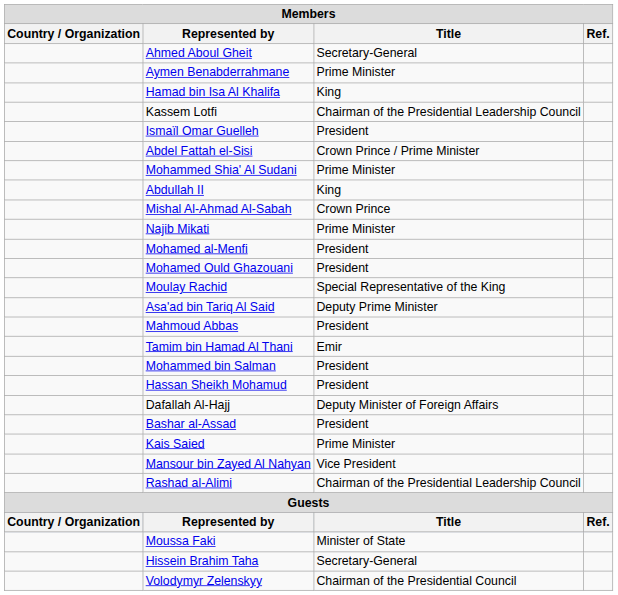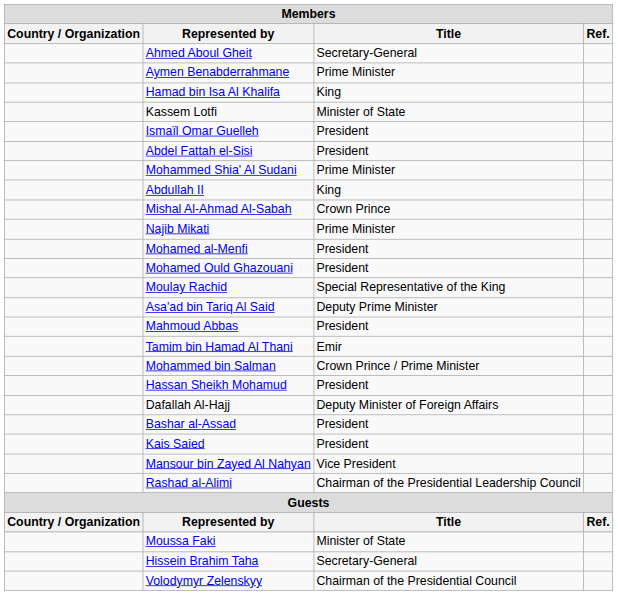(449, 111) Chairman of the Presidential Leadership Council -> (361, 111) Minister of State
(398, 151) Crown Prince / Prime Minister -> (342, 151) President
(342, 365) President -> (398, 365) Crown Prince / Prime Minister
(356, 444) Prime Minister -> (342, 444) President
